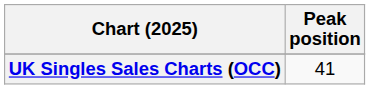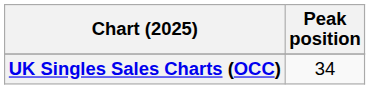(325, 68) 41 -> (325, 68) 34
